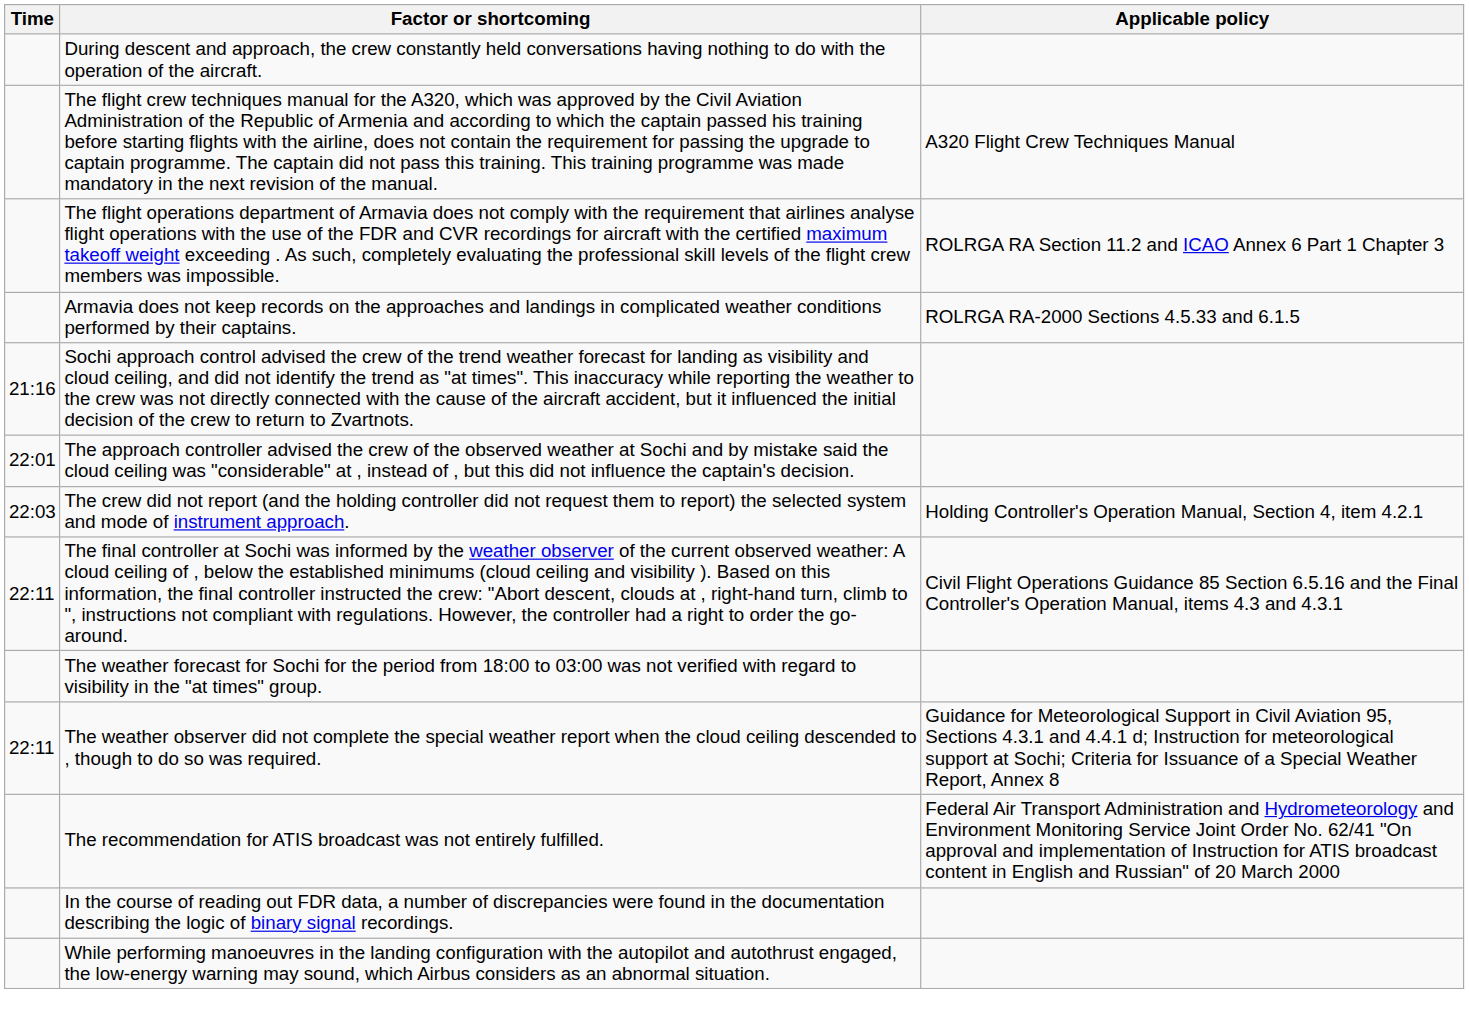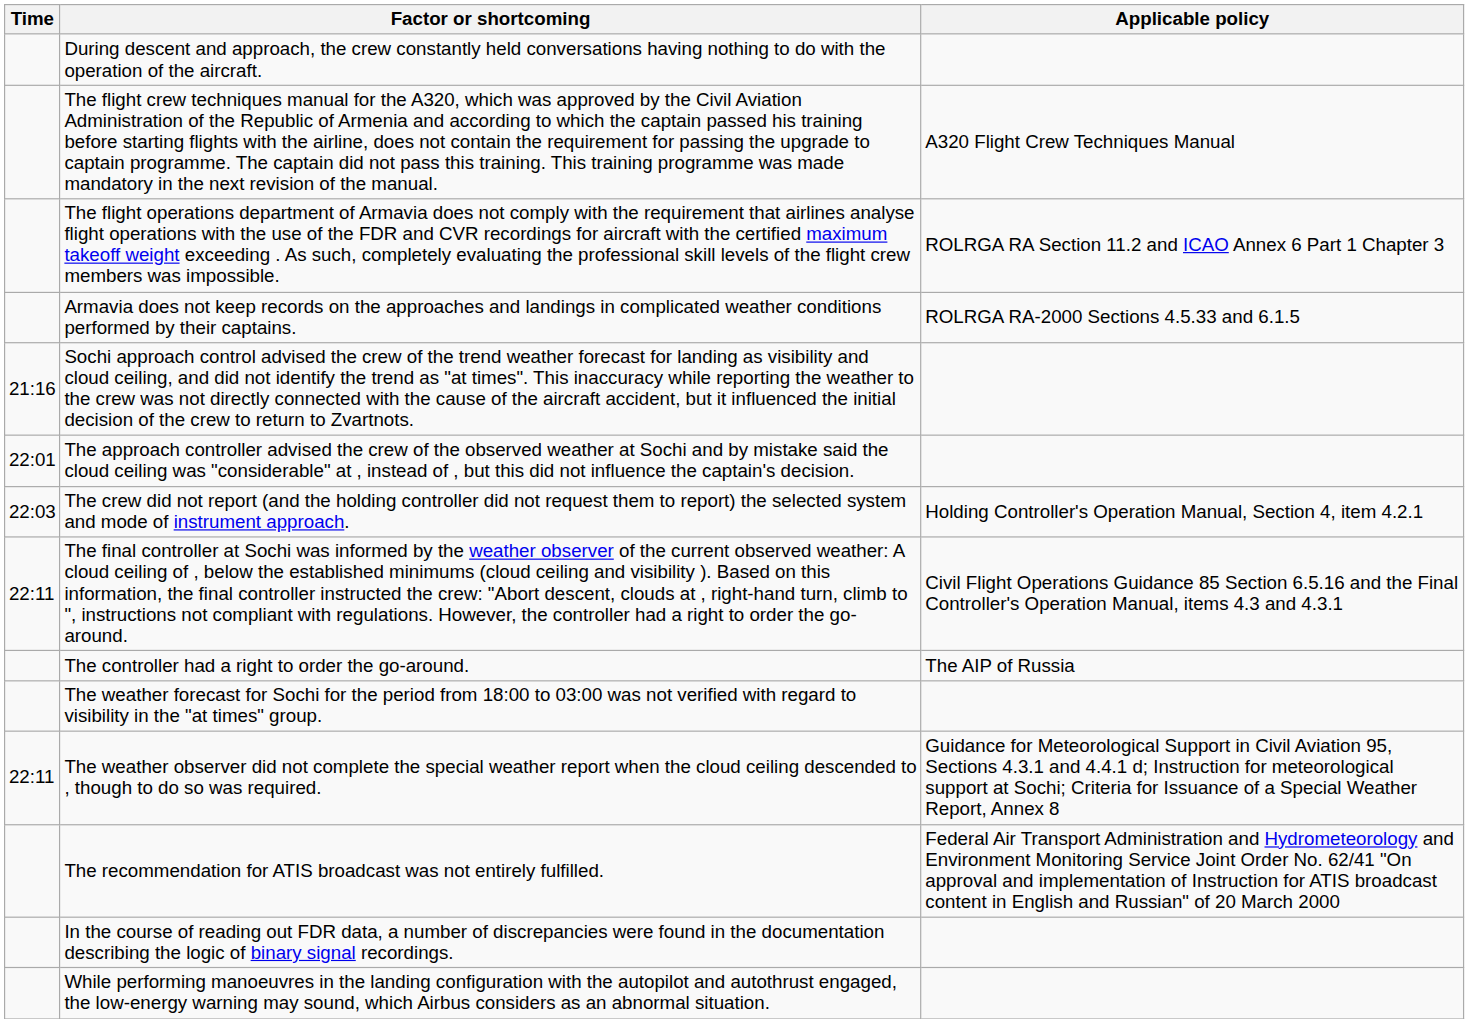+ row: (267, 665)
